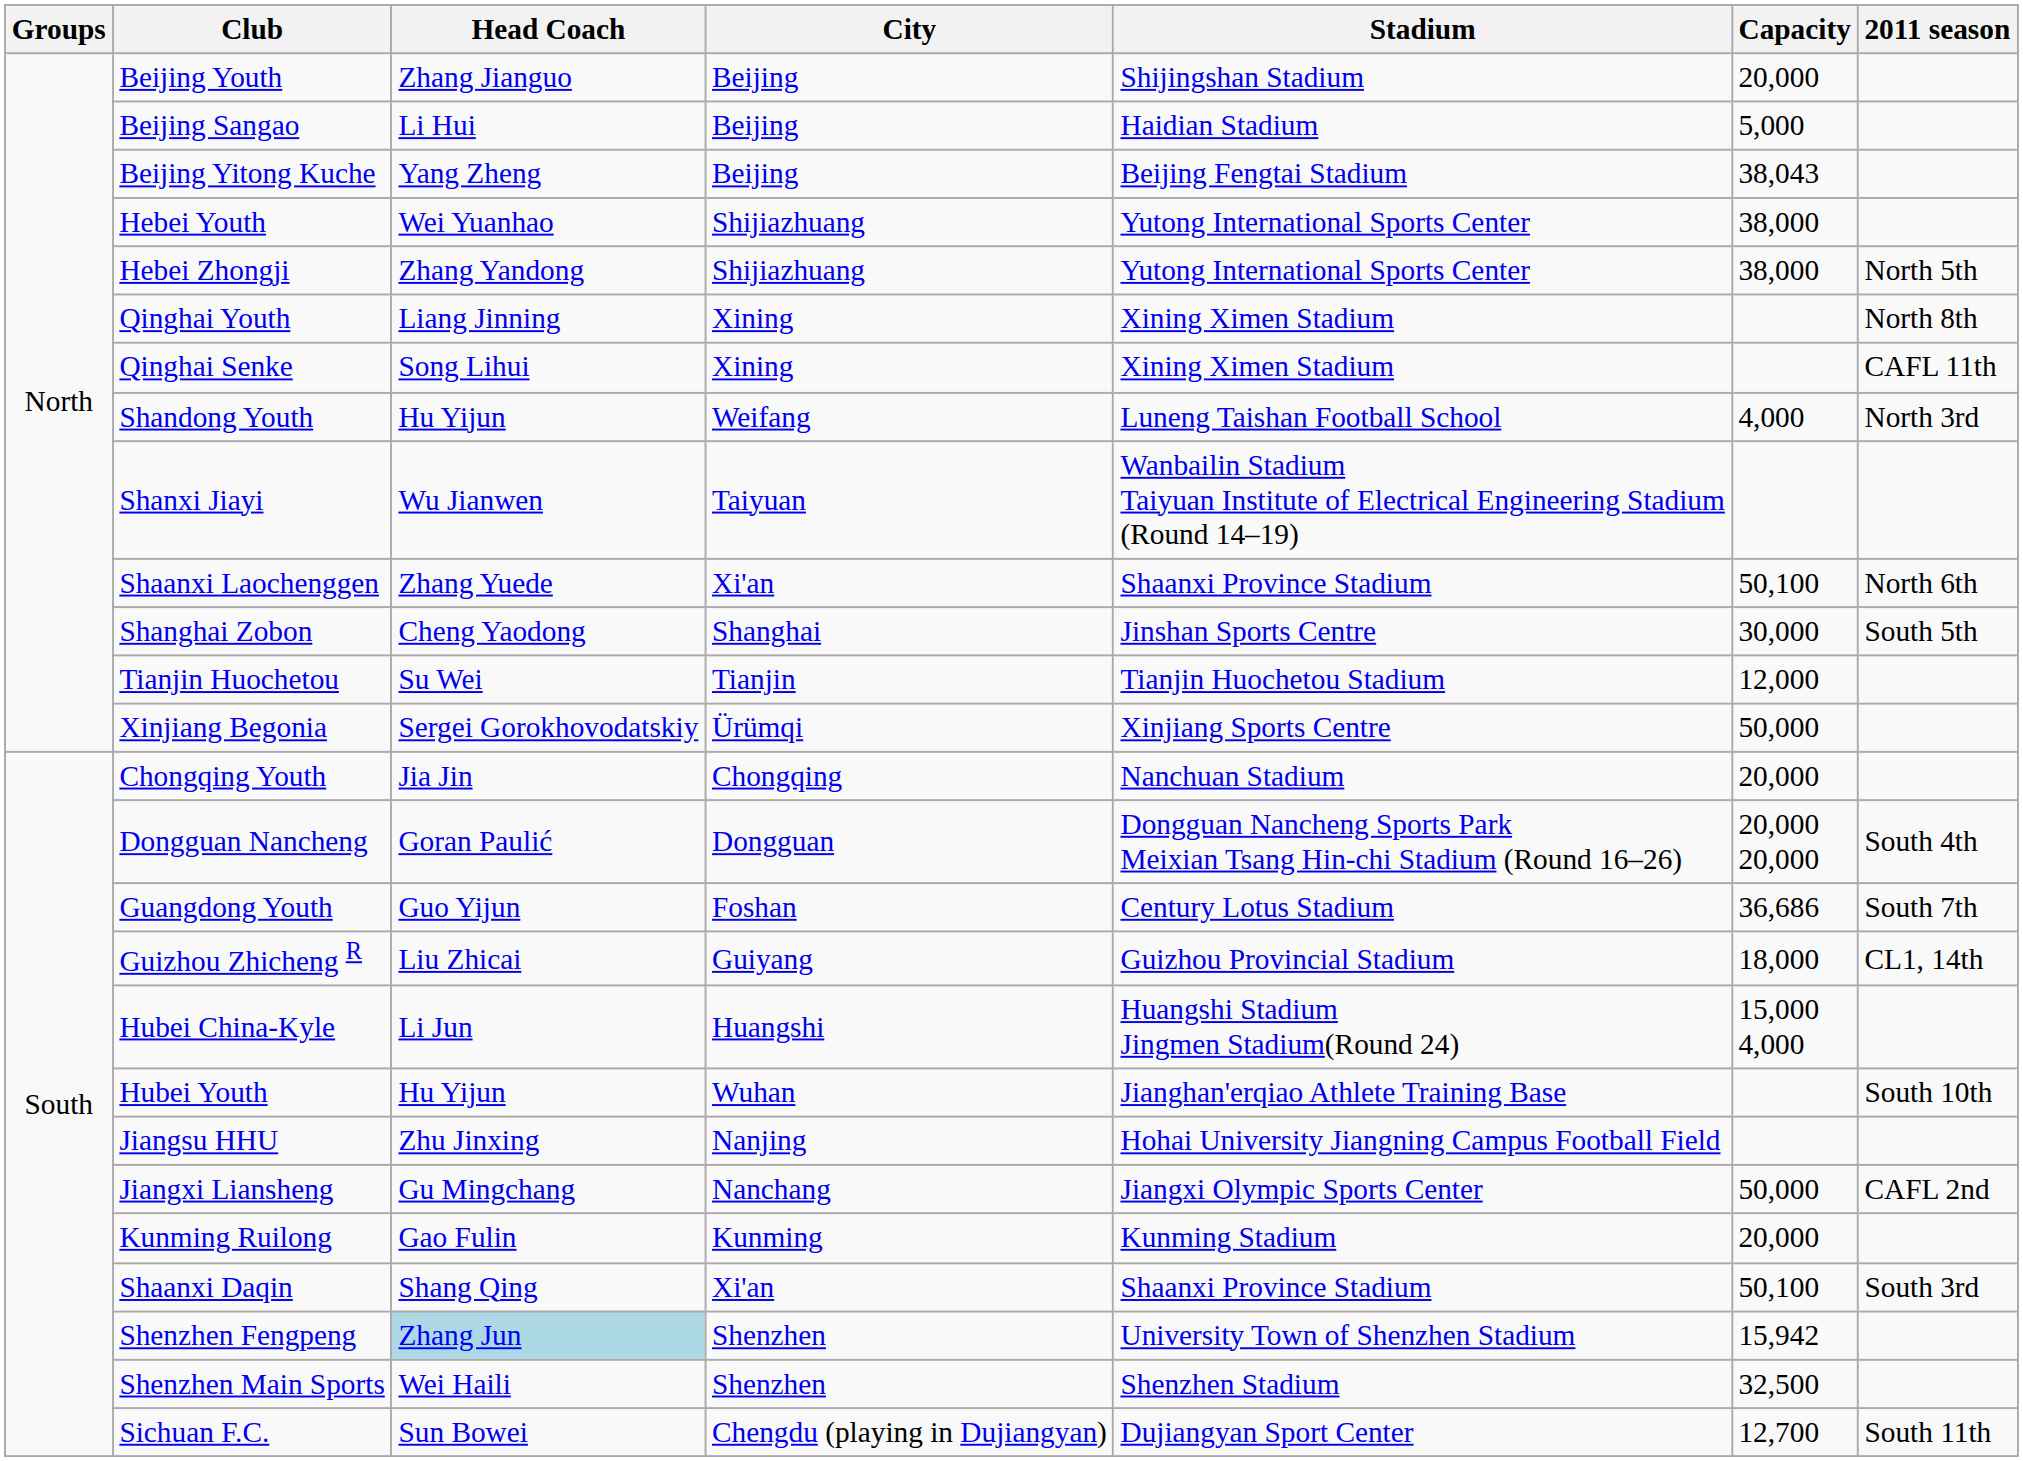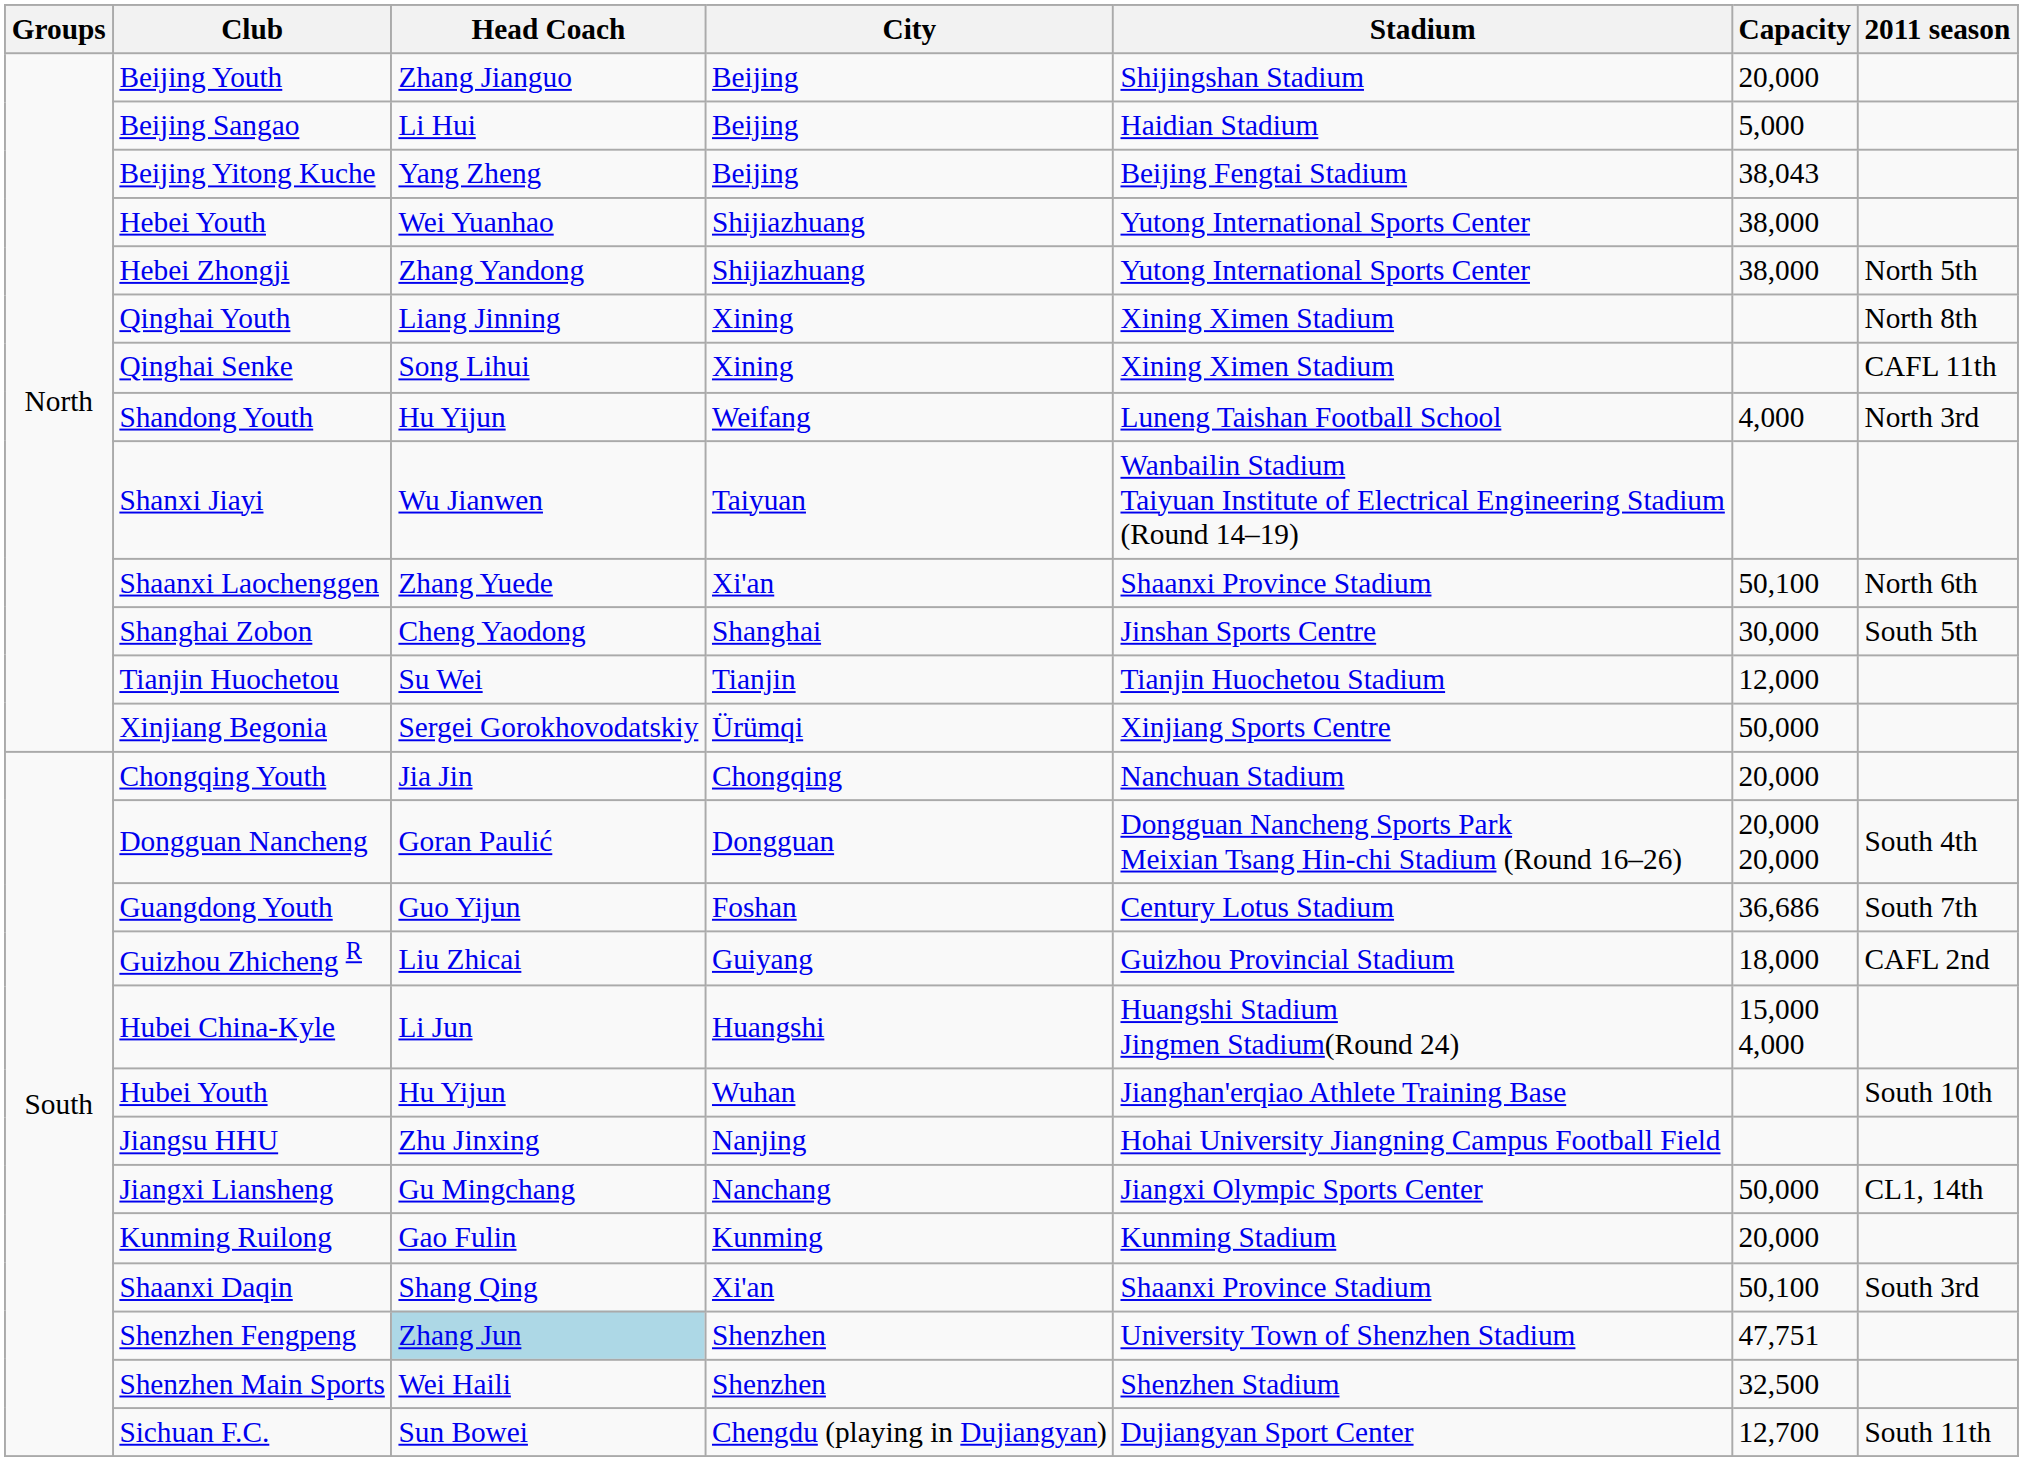(1924, 958) CL1, 14th -> (1927, 958) CAFL 2nd
(1927, 1189) CAFL 2nd -> (1924, 1189) CL1, 14th
(1779, 1334) 15,942 -> (1779, 1334) 47,751
